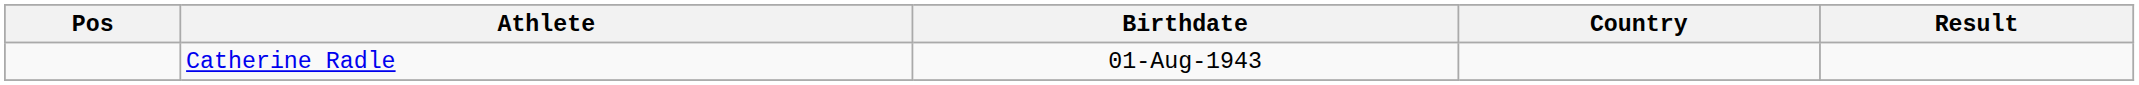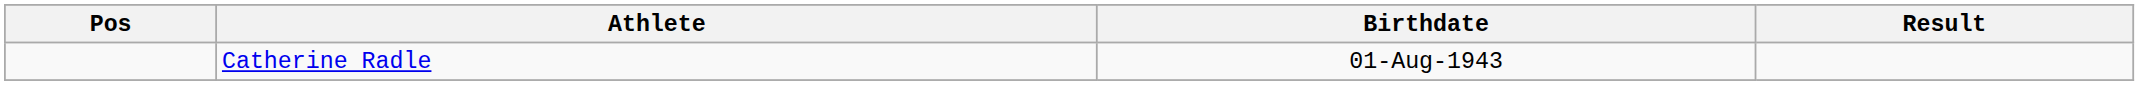- column: (1639, 24)
